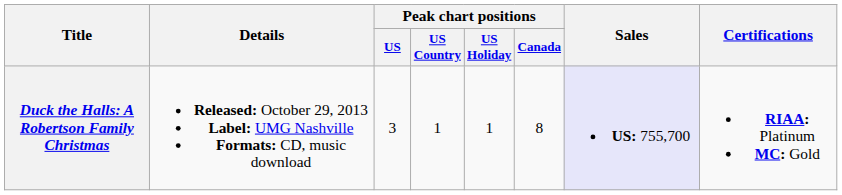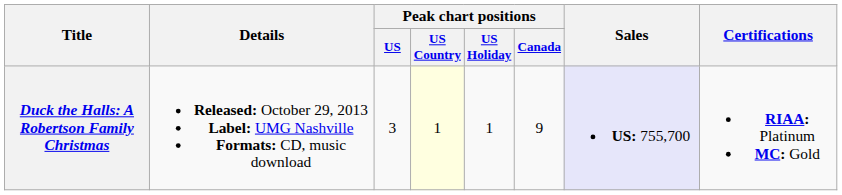(437, 127) no background -> (437, 127) lightyellow background
(539, 127) 8 -> (539, 127) 9
